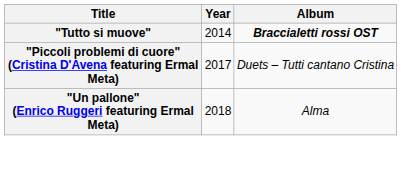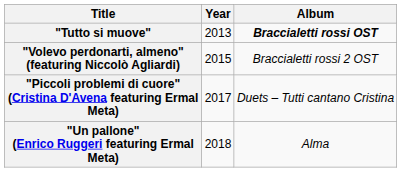(218, 33) 2014 -> (218, 33) 2013
+ row: (103, 58)
